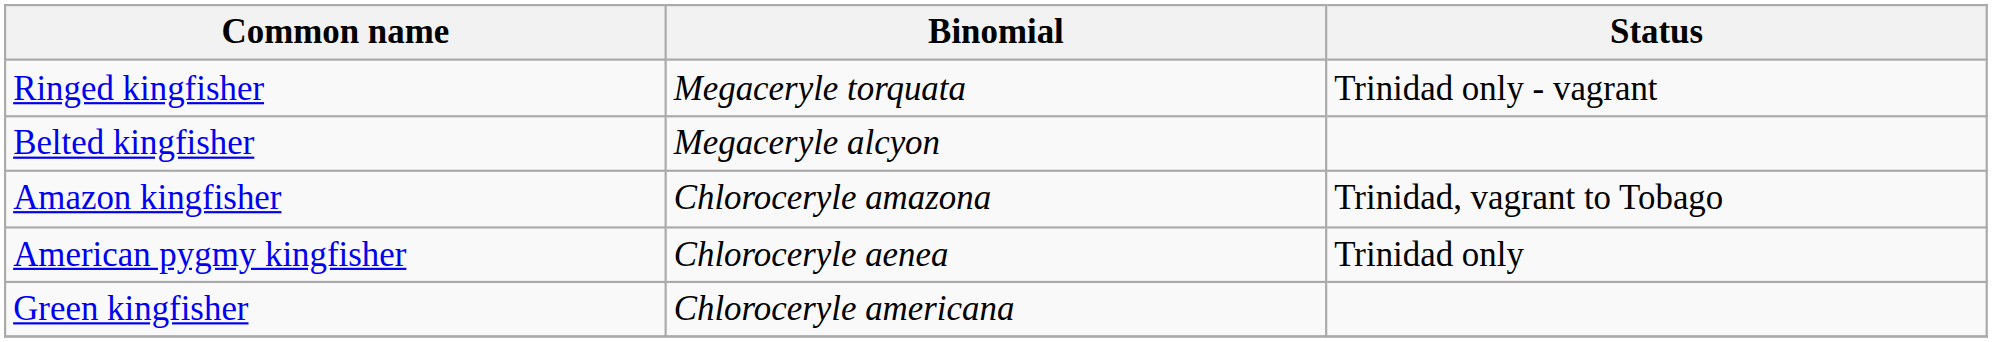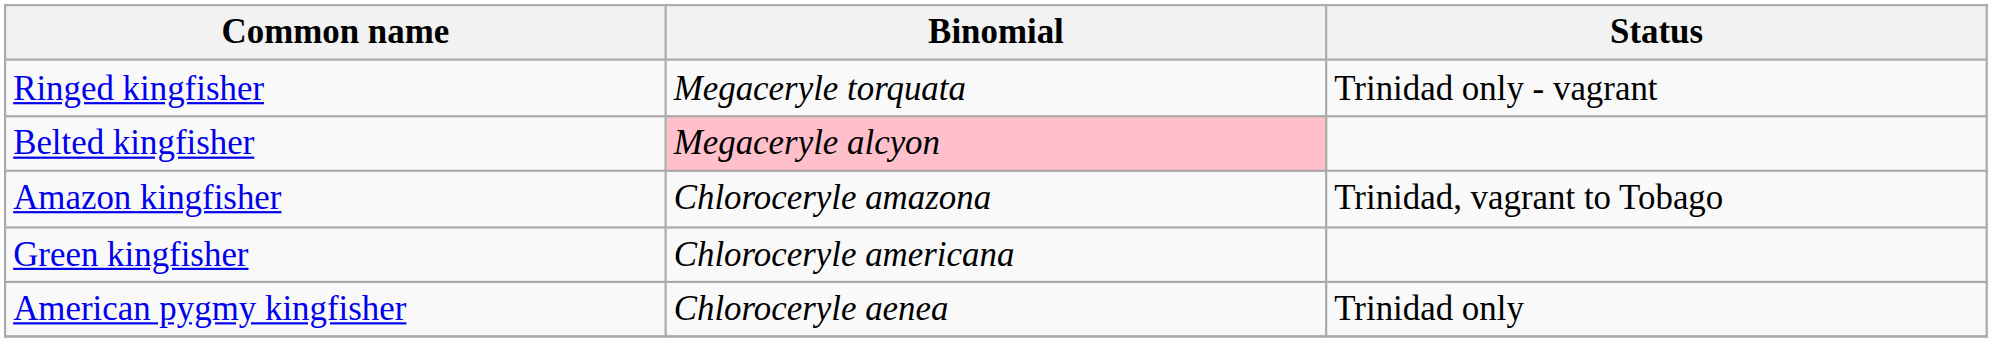(807, 142) no background -> (807, 142) pink background
rows swapped: (210, 253) <-> (131, 308)
